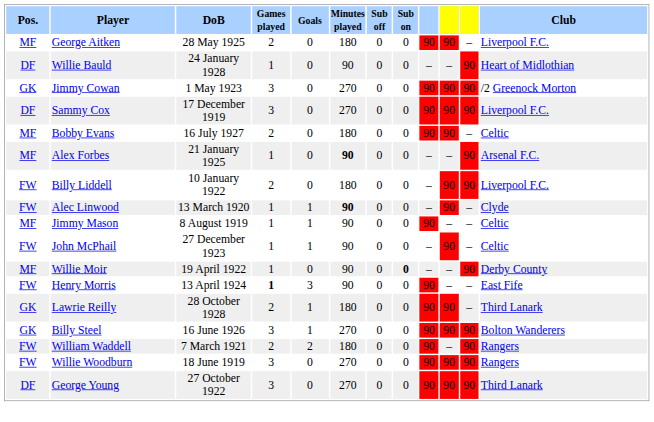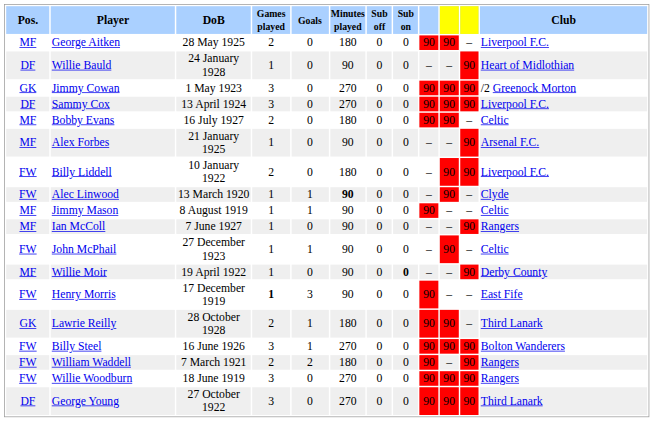(214, 110) 17 December 1919 -> (214, 104) 13 April 1924
(348, 155) bold -> (348, 142) normal
+ row: (79, 226)
(214, 285) 13 April 1924 -> (214, 294) 17 December 1919
(28, 330) GK -> (28, 346) FW
